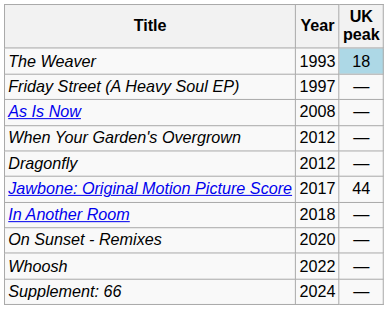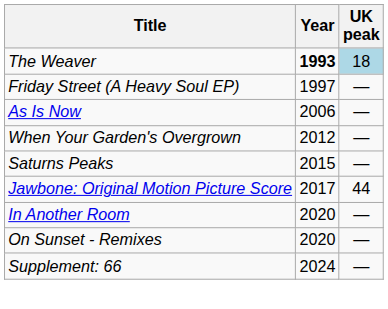(317, 61) normal -> (317, 61) bold
(317, 112) 2008 -> (317, 112) 2006
- row: (43, 163)
+ row: (61, 163)
(317, 214) 2018 -> (317, 214) 2020
- row: (38, 266)
